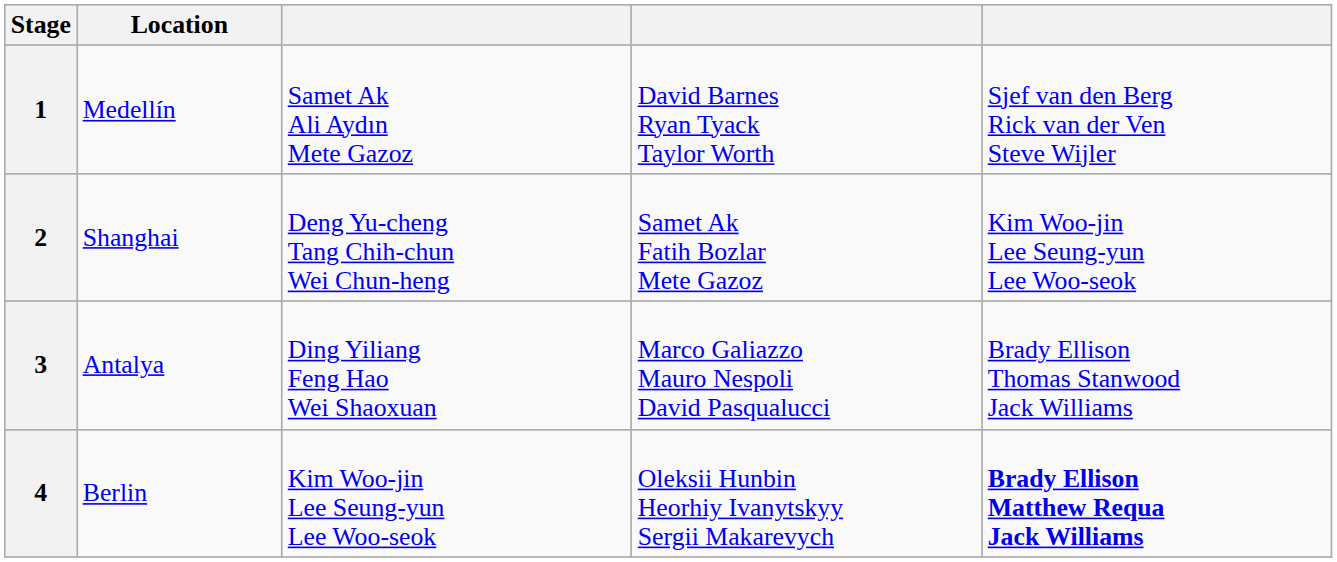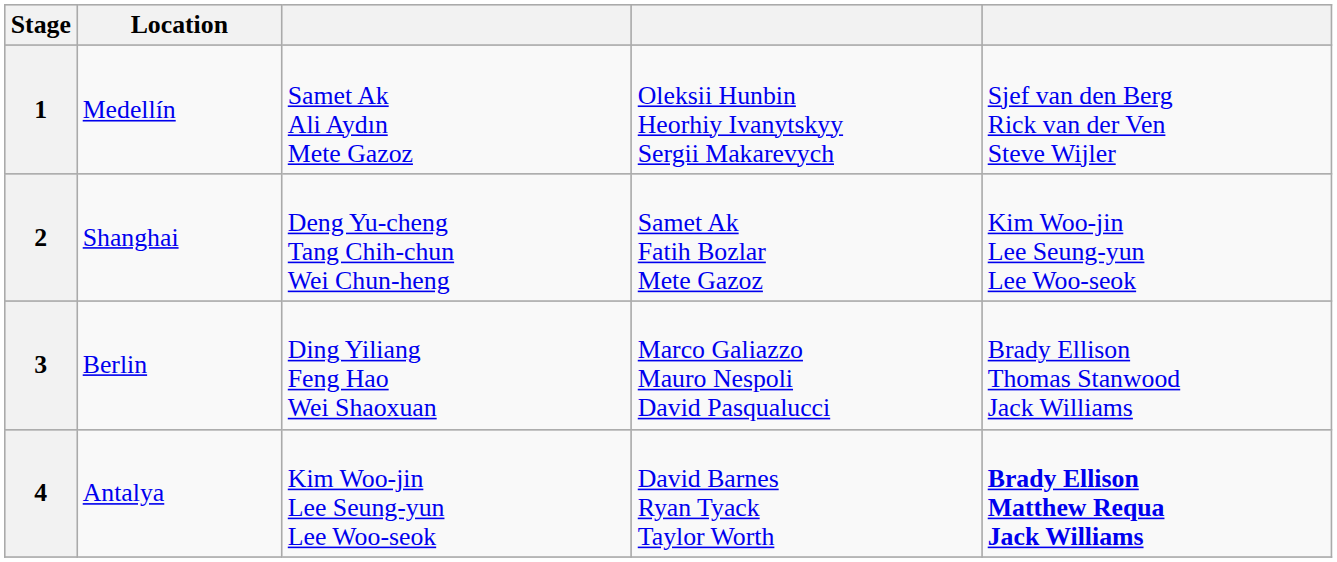(708, 123) David Barnes Ryan Tyack Taylor Worth -> (740, 123) Oleksii Hunbin Heorhiy Ivanytskyy Sergii Makarevych
(123, 364) Antalya -> (115, 364) Berlin
(115, 492) Berlin -> (123, 492) Antalya
(740, 507) Oleksii Hunbin Heorhiy Ivanytskyy Sergii Makarevych -> (708, 507) David Barnes Ryan Tyack Taylor Worth
